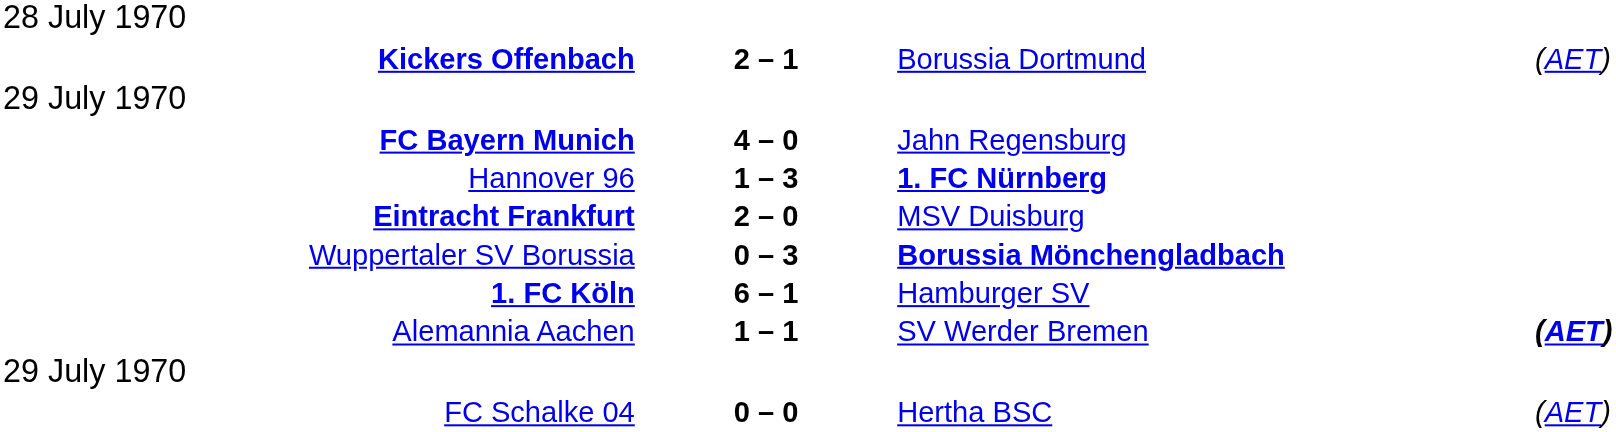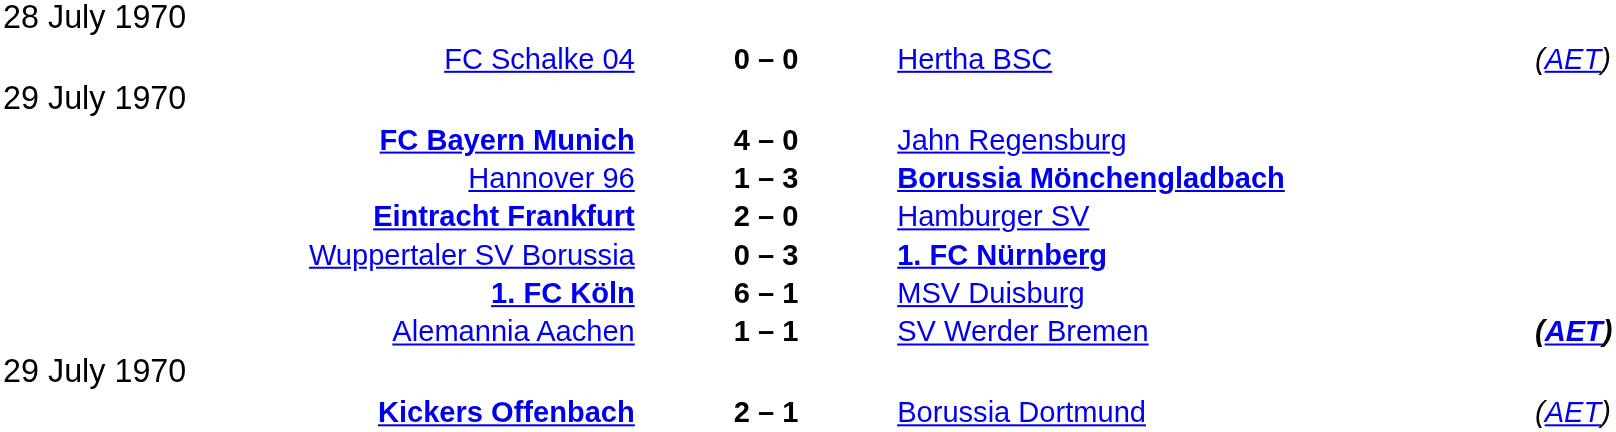rows swapped: (539, 412) <-> (506, 59)
(1002, 178) 1. FC Nürnberg -> (1091, 178) Borussia Mönchengladbach
(991, 216) MSV Duisburg -> (993, 216) Hamburger SV
(1091, 255) Borussia Mönchengladbach -> (1002, 255) 1. FC Nürnberg
(993, 293) Hamburger SV -> (991, 293) MSV Duisburg
